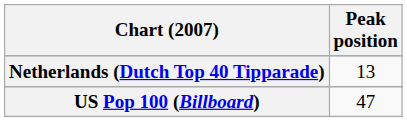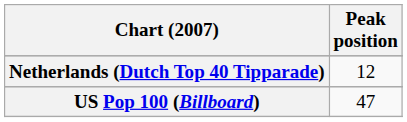(366, 71) 13 -> (366, 71) 12
